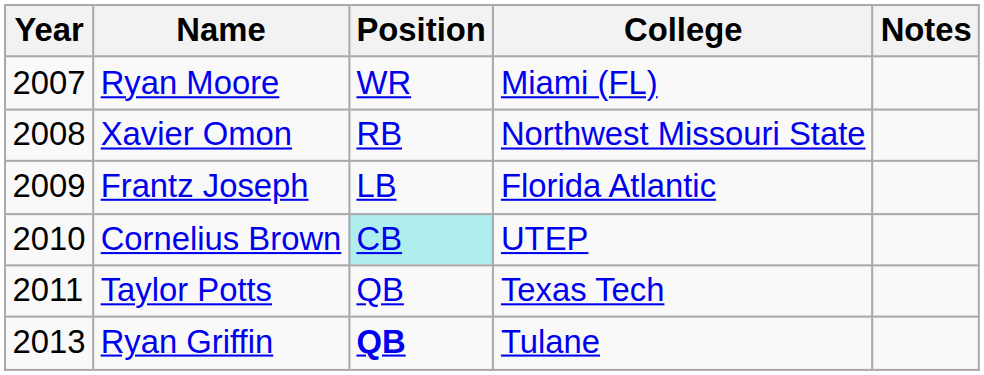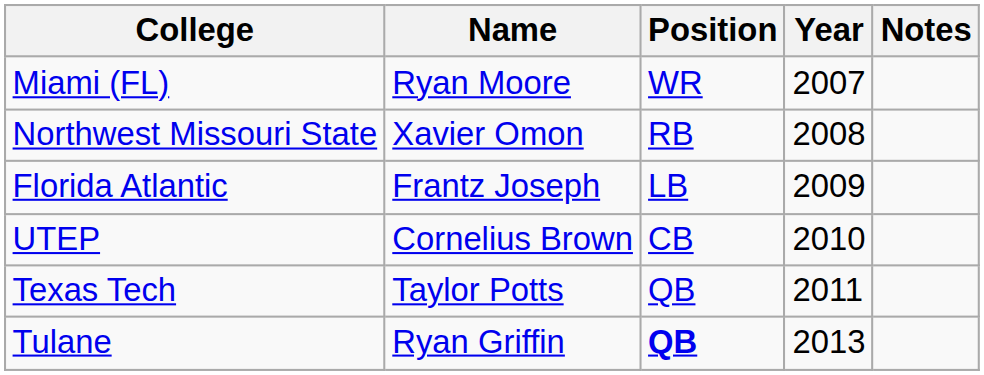columns swapped: (49, 30) <-> (683, 30)
(379, 238) paleturquoise background -> (671, 238) no background
